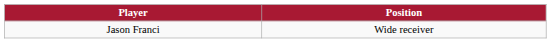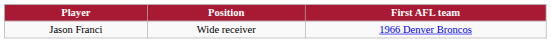+ column: (426, 12)
